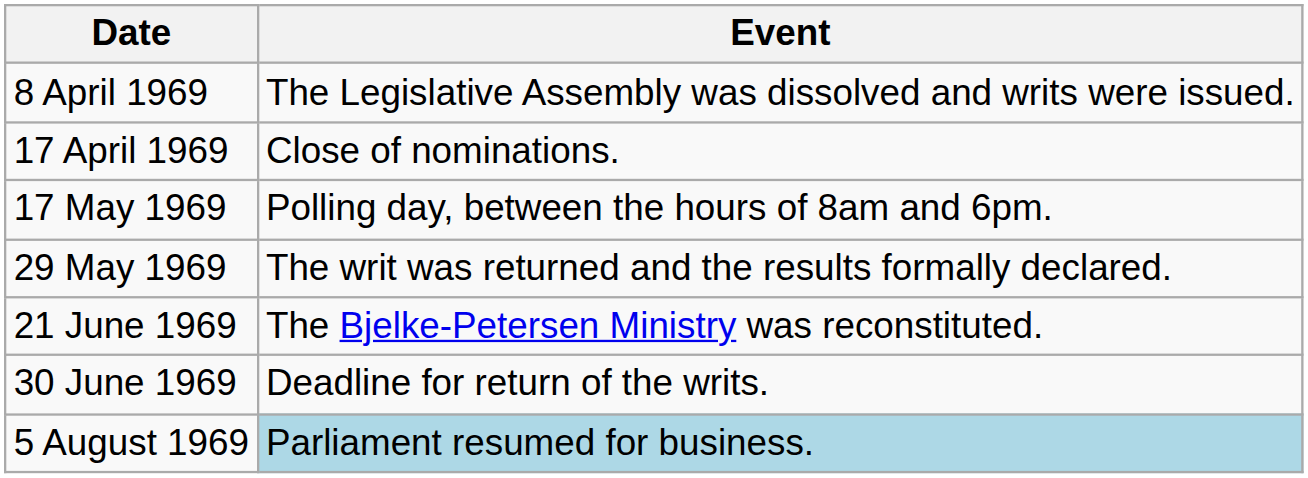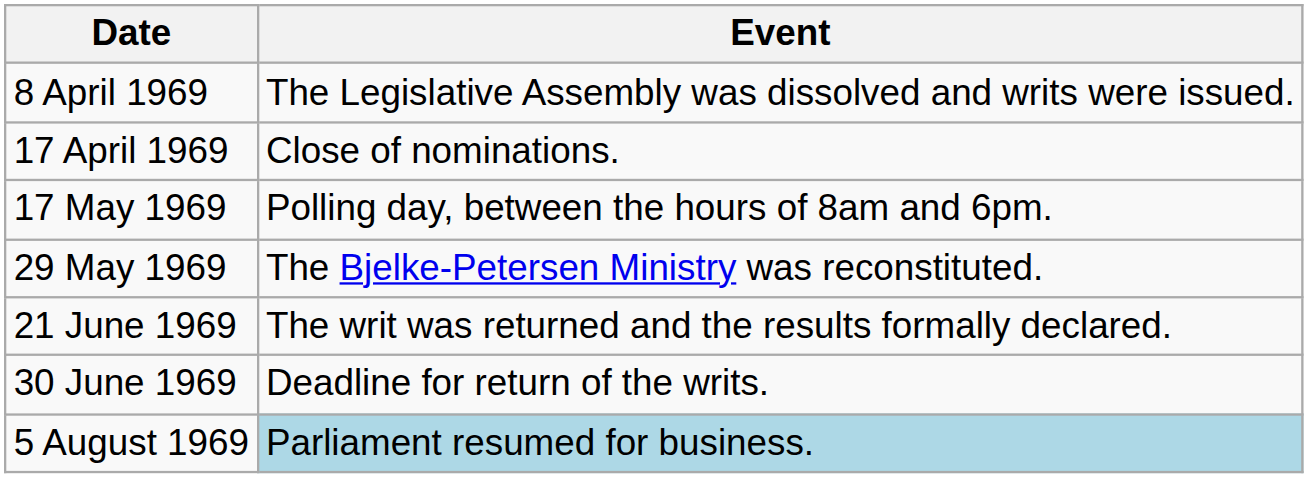(719, 267) The writ was returned and the results formally declared. -> (655, 267) The Bjelke-Petersen Ministry was reconstituted.
(655, 325) The Bjelke-Petersen Ministry was reconstituted. -> (719, 325) The writ was returned and the results formally declared.
